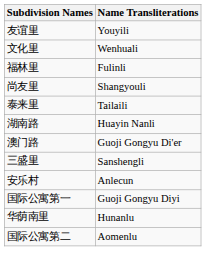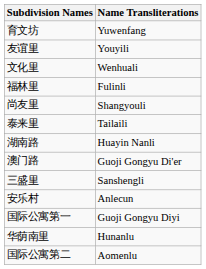+ row: (23, 30)
